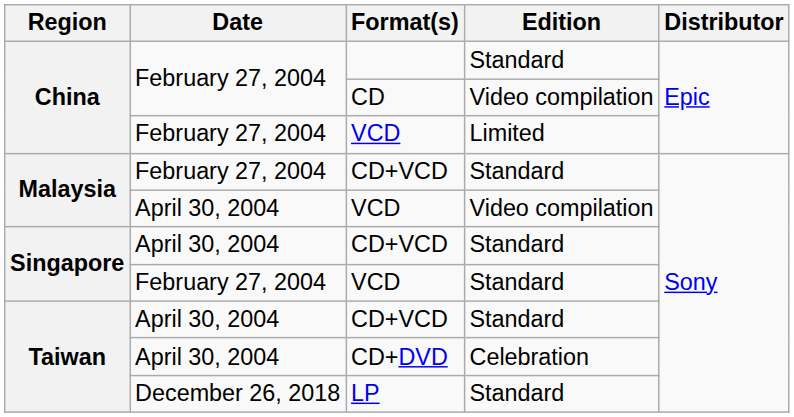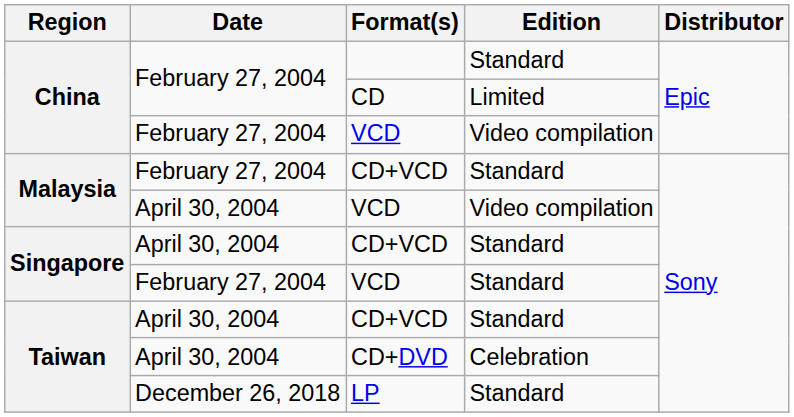(562, 97) Video compilation -> (507, 97) Limited
(507, 134) Limited -> (562, 134) Video compilation
